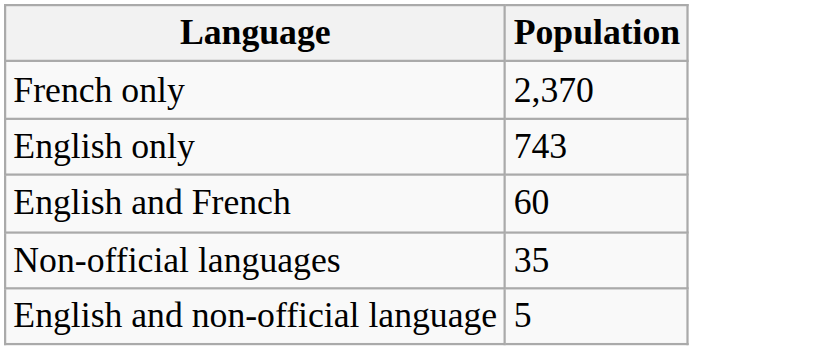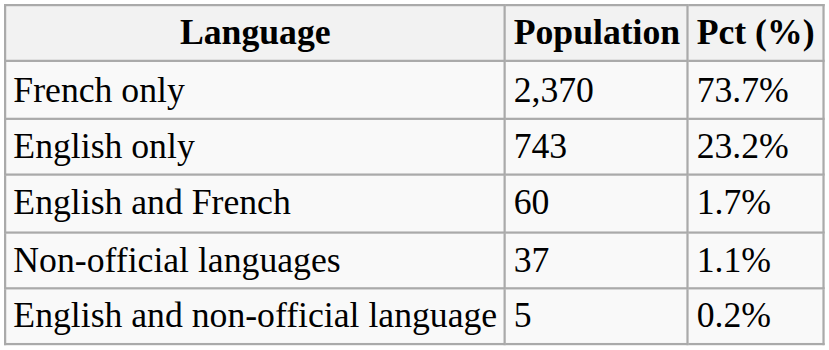+ column: (756, 32)
(531, 259) 35 -> (531, 259) 37
